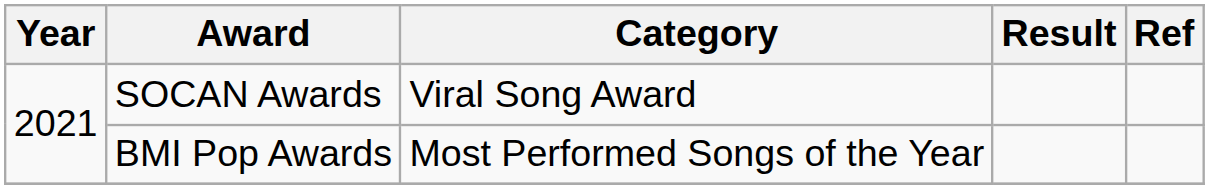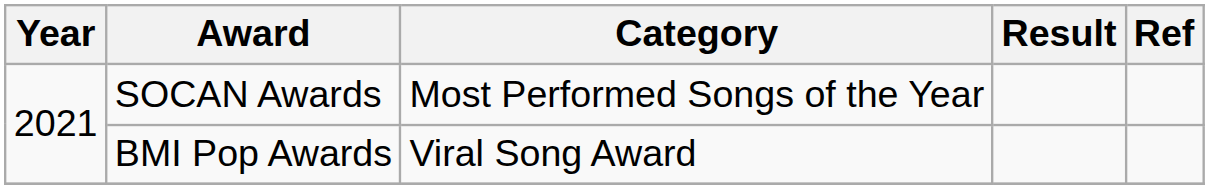(553, 93) Viral Song Award -> (697, 93) Most Performed Songs of the Year
(697, 153) Most Performed Songs of the Year -> (553, 153) Viral Song Award
